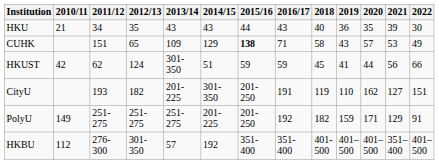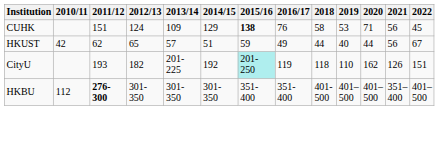- row: (17, 28)
(134, 43) 65 -> (136, 28) 124
(282, 43) 71 -> (282, 28) 76
(344, 43) 43 -> (344, 28) 53
(368, 43) 57 -> (368, 28) 71
(393, 43) 53 -> (393, 28) 56
(417, 43) 49 -> (417, 28) 45
(136, 65) 124 -> (134, 43) 65
(175, 65) 301-350 -> (171, 43) 57
(282, 65) 59 -> (282, 43) 49
(319, 65) 45 -> (319, 43) 44
(344, 65) 41 -> (344, 43) 40
(417, 65) 66 -> (417, 43) 67
(212, 92) 301-350 -> (211, 65) 192
(249, 92) no background -> (249, 65) paleturquoise background
(285, 92) 191 -> (285, 65) 119
(322, 92) 119 -> (322, 65) 118
(395, 92) 127 -> (395, 65) 126
- row: (19, 118)
(101, 145) normal -> (101, 92) bold
(171, 145) 57 -> (175, 92) 301-350
(211, 145) 192 -> (212, 92) 301-350
